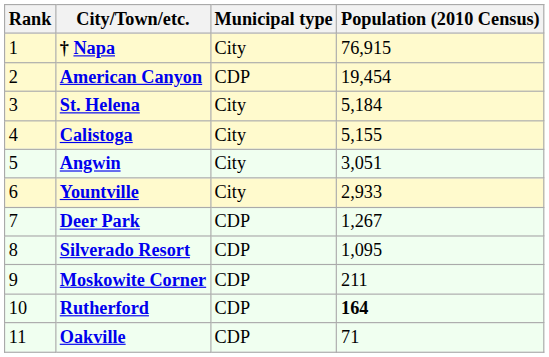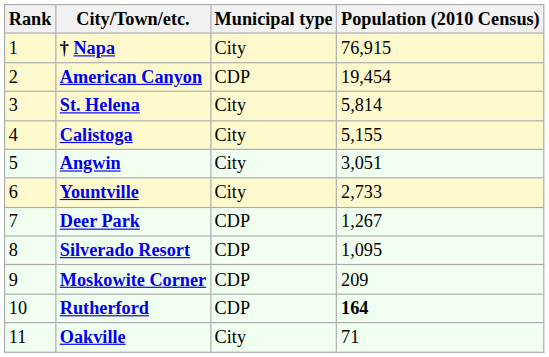(362, 105) 5,184 -> (362, 105) 5,814
(362, 192) 2,933 -> (362, 192) 2,733
(354, 279) 211 -> (355, 279) 209
(232, 337) CDP -> (230, 337) City
